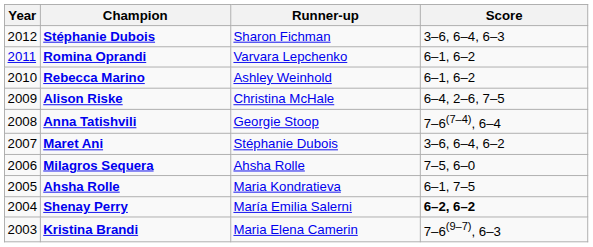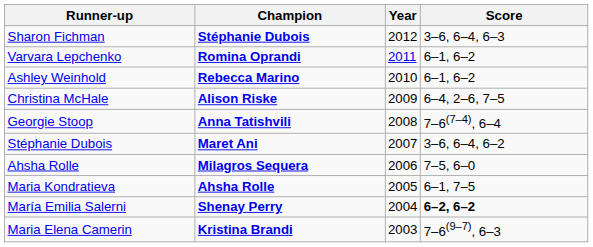columns swapped: (22, 15) <-> (325, 15)
